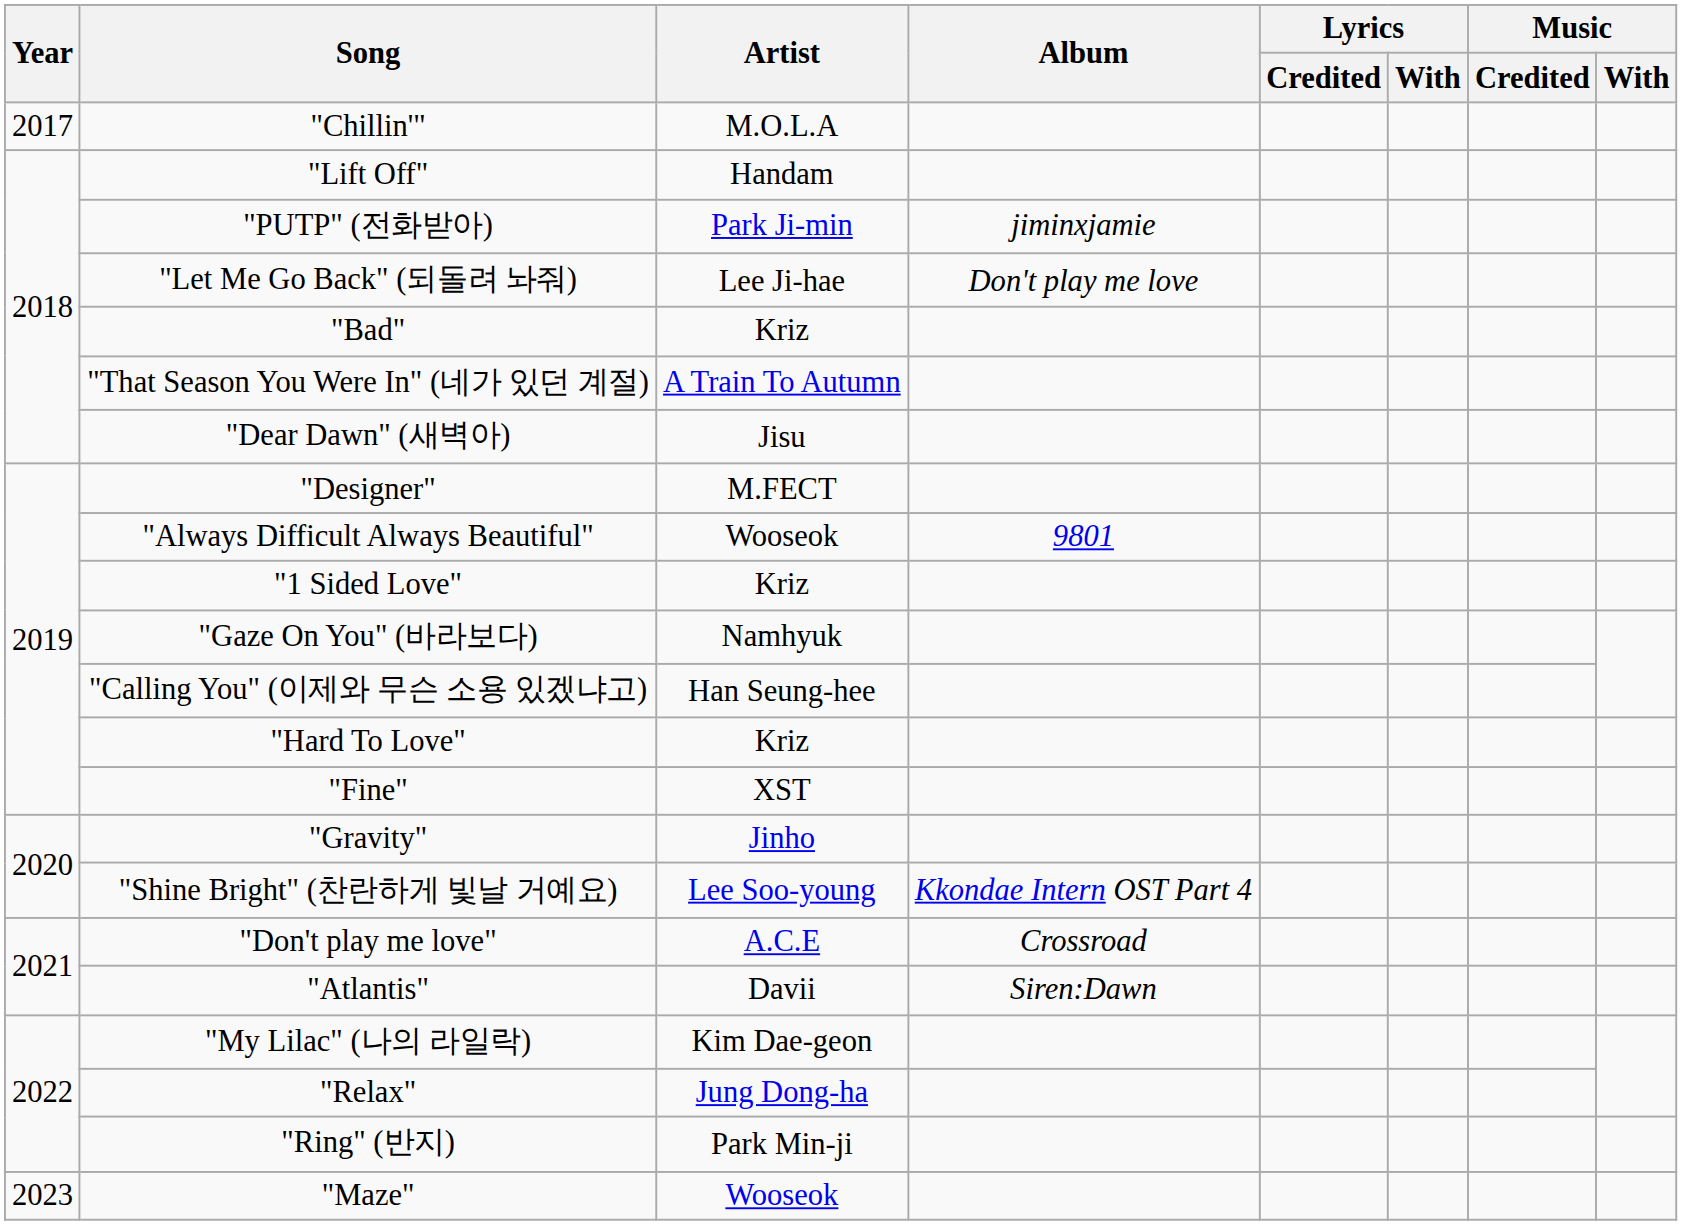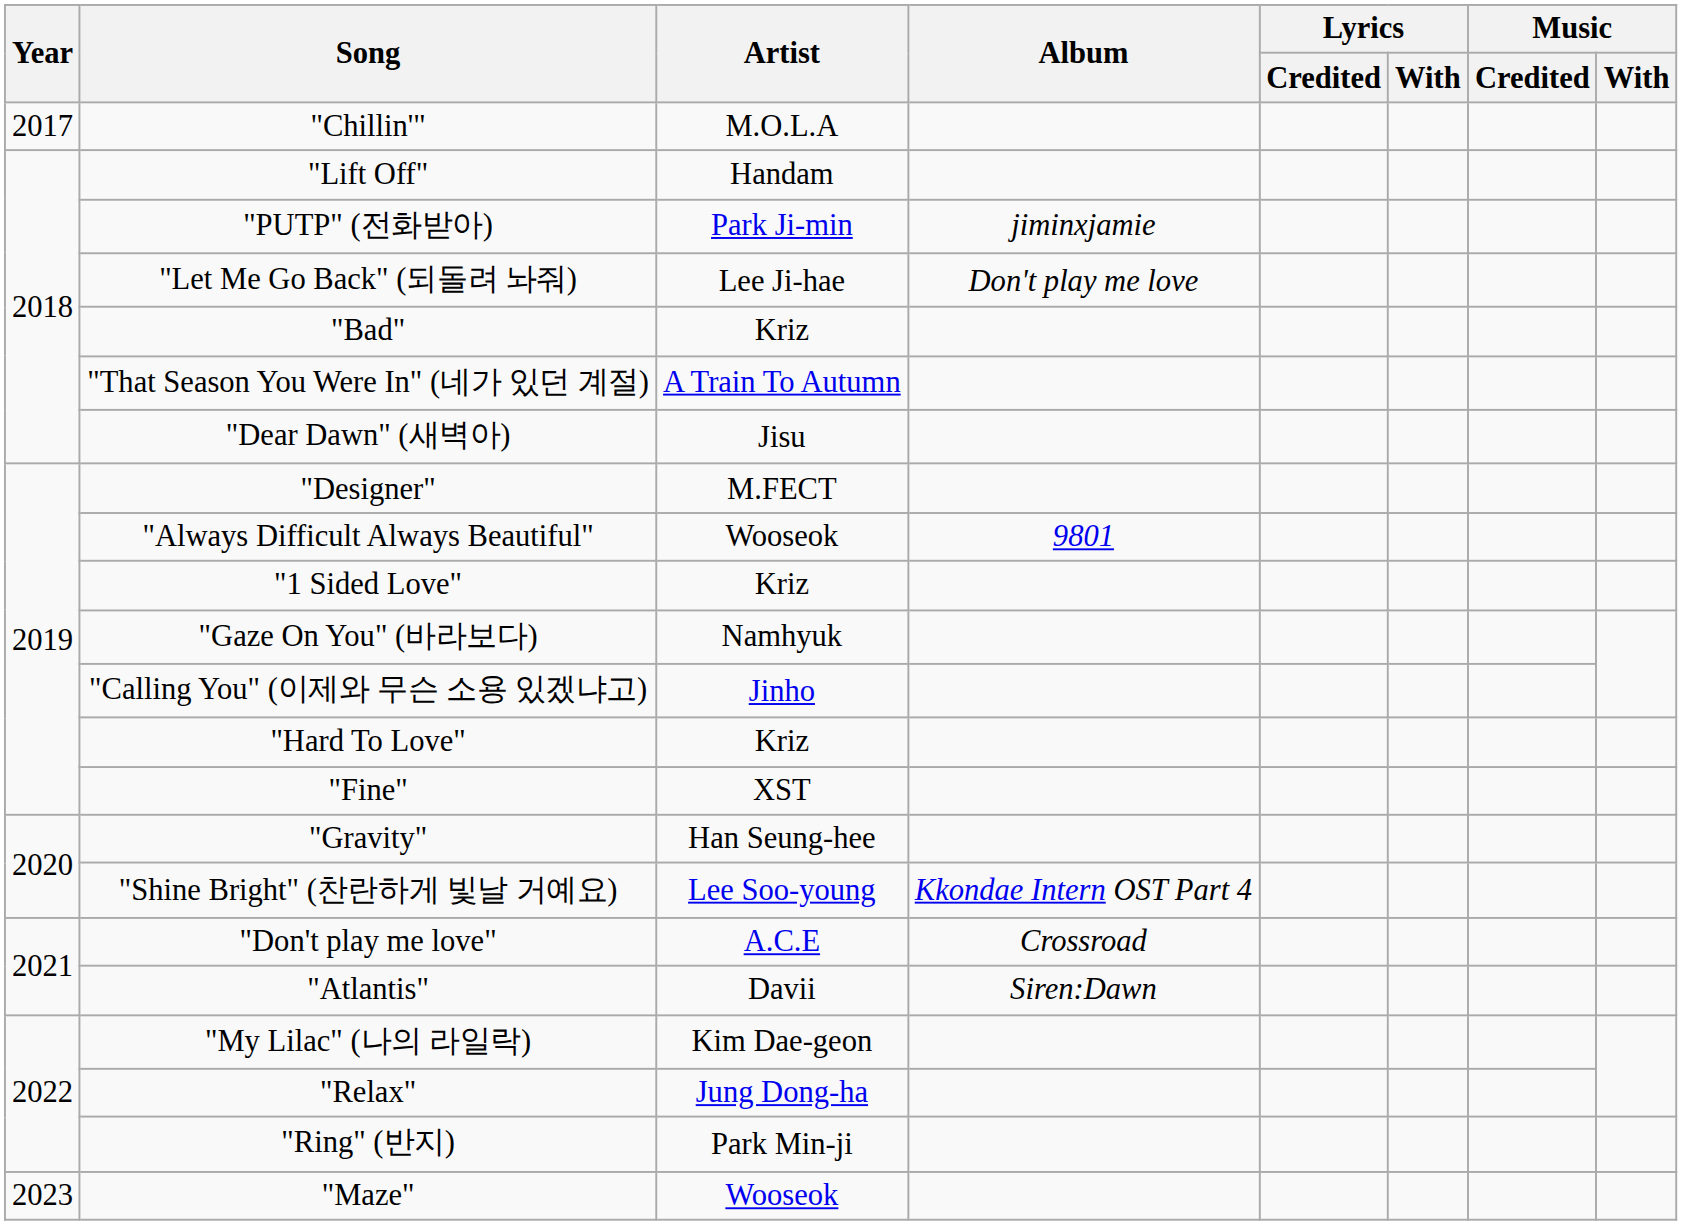(782, 690) Han Seung-hee -> (782, 690) Jinho
(782, 838) Jinho -> (782, 838) Han Seung-hee
